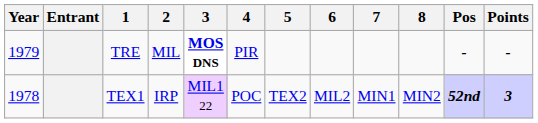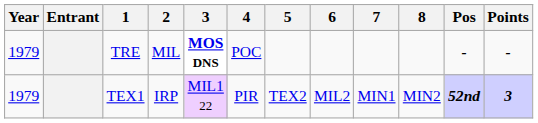(246, 52) PIR -> (246, 52) POC
(24, 96) 1978 -> (24, 96) 1979
(246, 96) POC -> (246, 96) PIR
